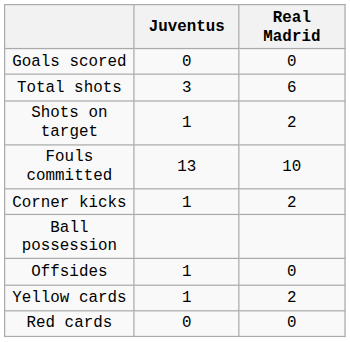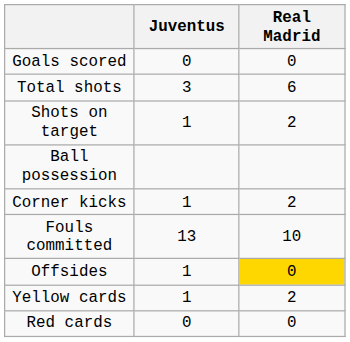rows swapped: (69, 237) <-> (69, 167)
(292, 272) no background -> (292, 272) gold background
